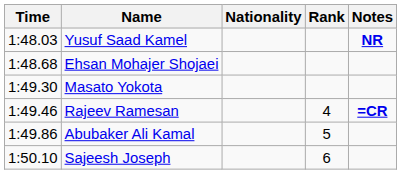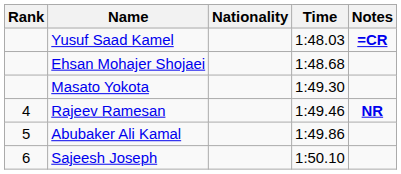columns swapped: (327, 16) <-> (33, 16)
(372, 40) NR -> (372, 40) =CR
(372, 111) =CR -> (372, 111) NR
